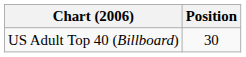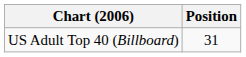(211, 39) 30 -> (211, 39) 31
